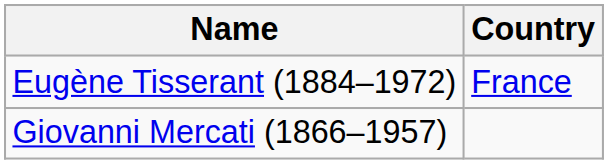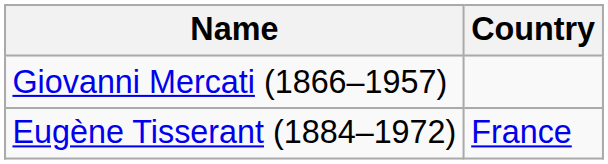rows swapped: (230, 132) <-> (234, 81)
